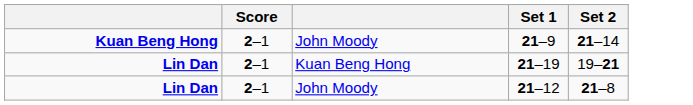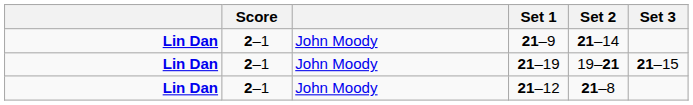+ column: (658, 17)
(157, 41) Kuan Beng Hong -> (190, 41) Lin Dan
(353, 65) Kuan Beng Hong -> (336, 65) John Moody
